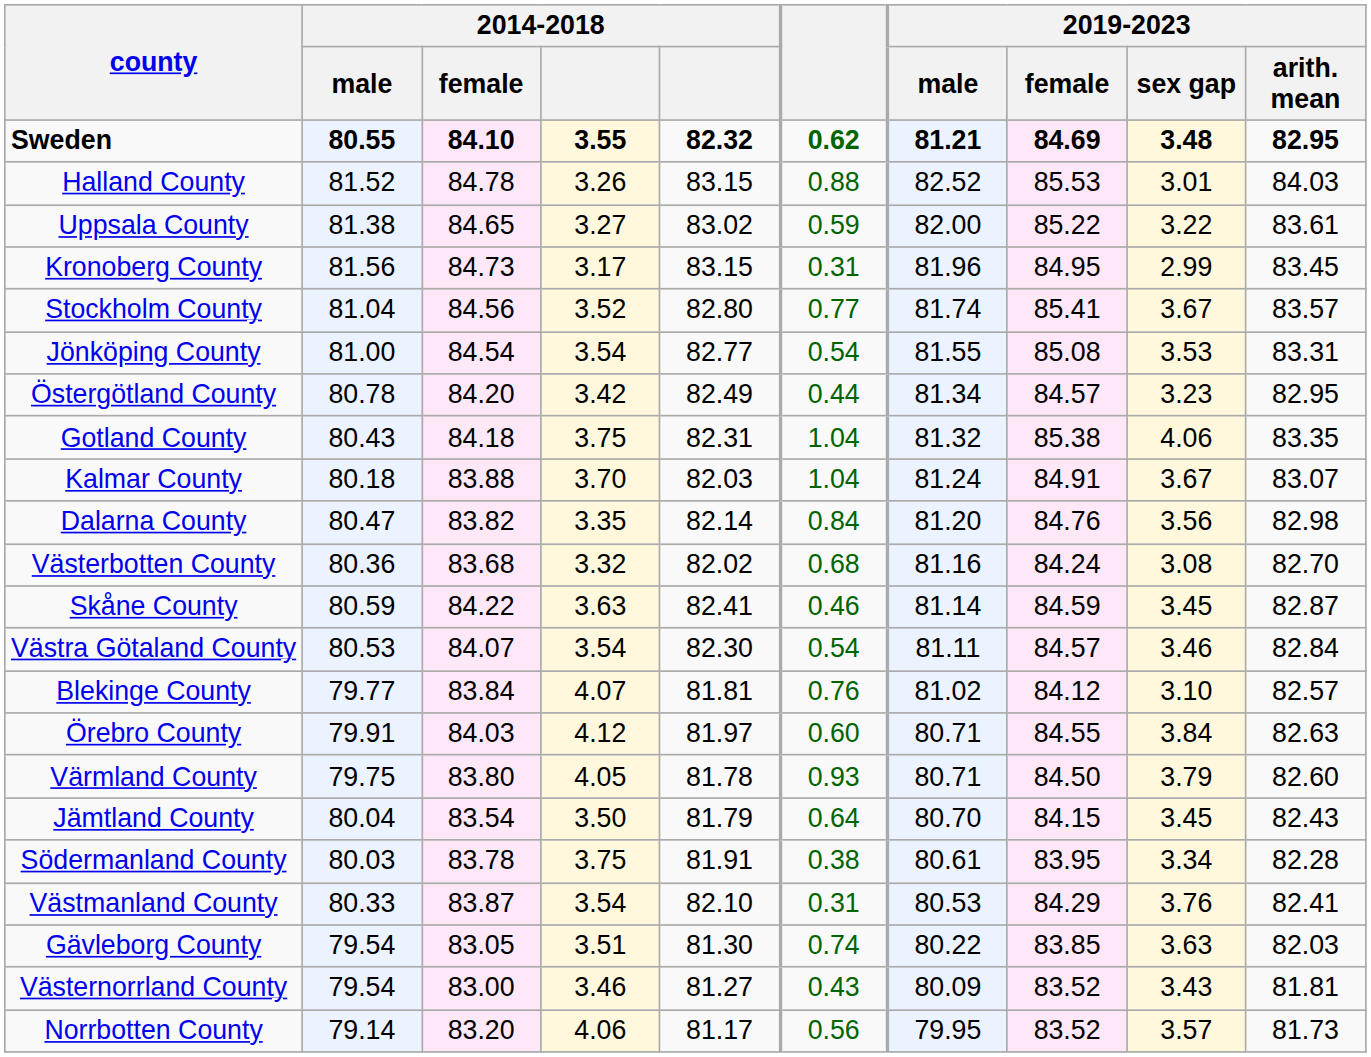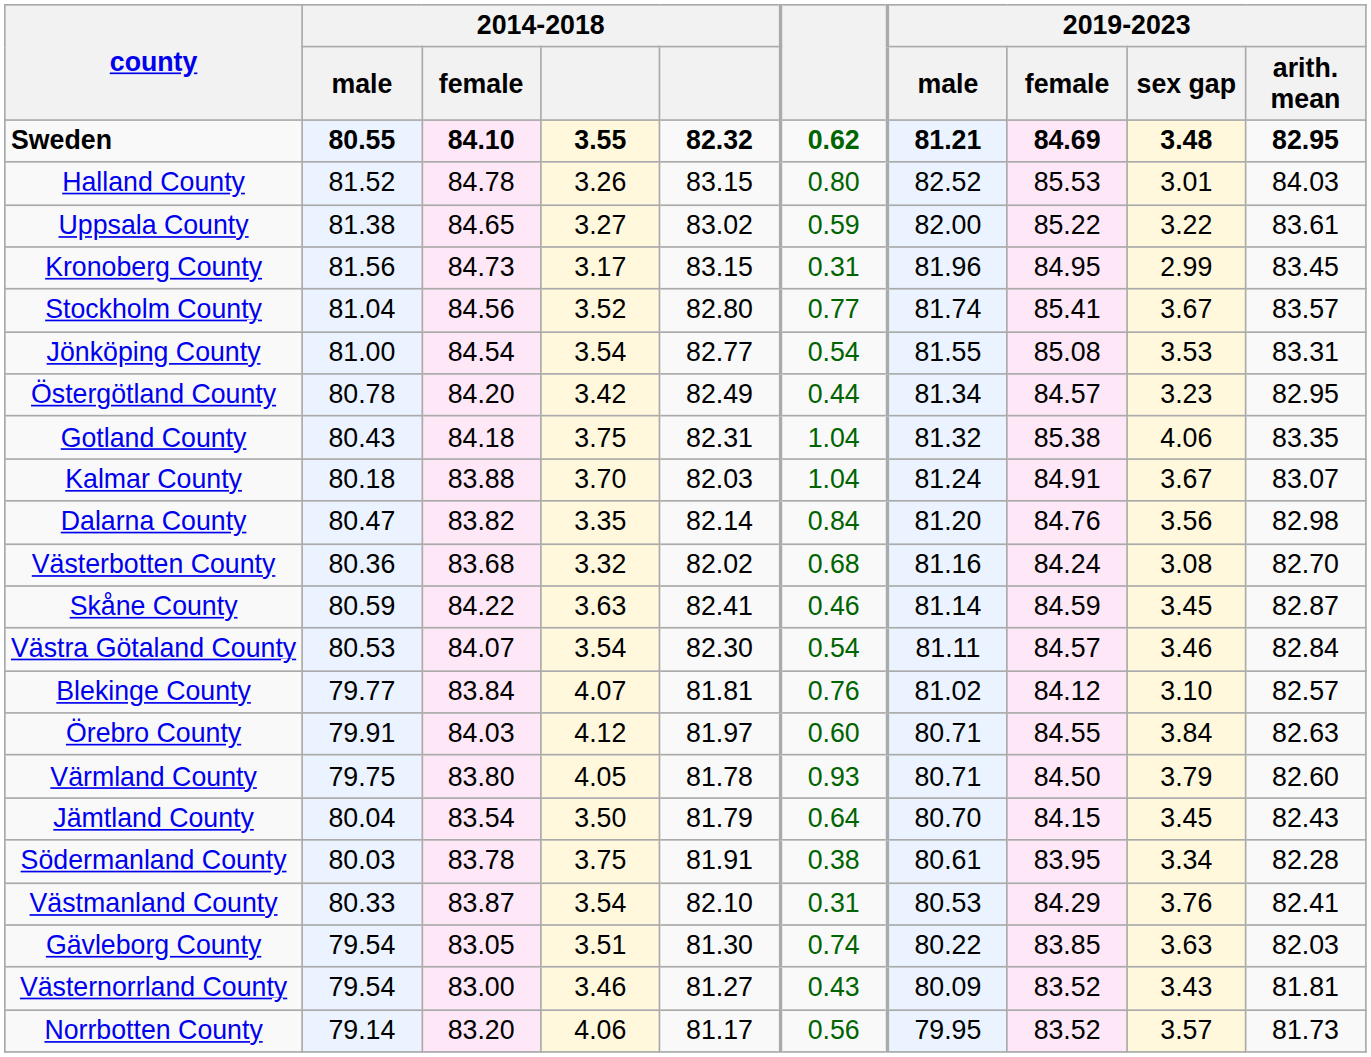(834, 182) 0.88 -> (834, 182) 0.80
